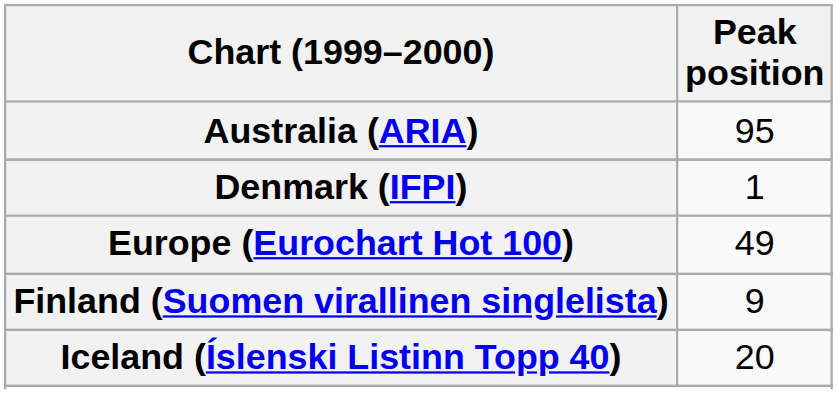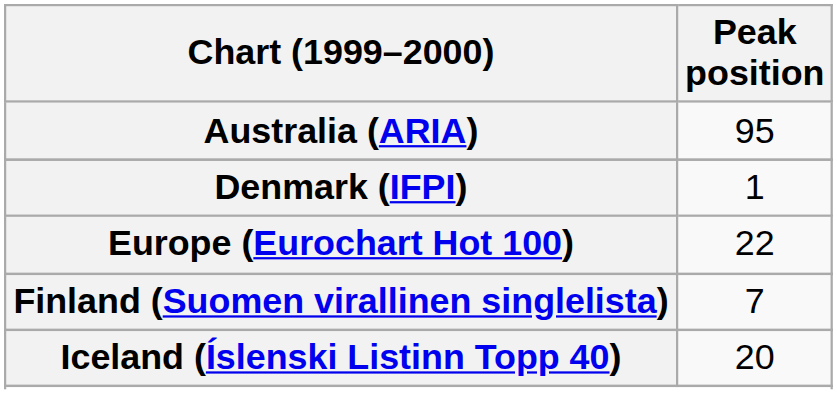(755, 243) 49 -> (755, 243) 22
(755, 300) 9 -> (755, 300) 7
